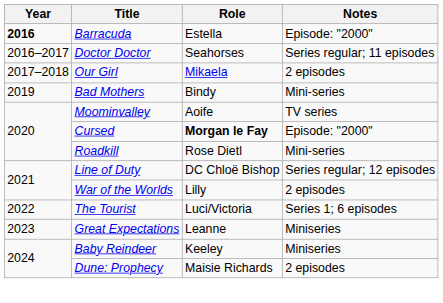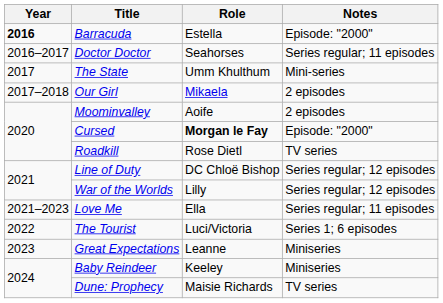+ row: (101, 72)
- row: (110, 92)
(311, 111) TV series -> (315, 111) 2 episodes
(315, 151) Mini-series -> (311, 151) TV series
(315, 190) 2 episodes -> (360, 190) Series regular; 12 episodes
+ row: (98, 209)
(315, 268) 2 episodes -> (311, 287) TV series
